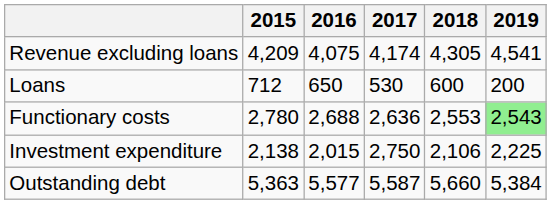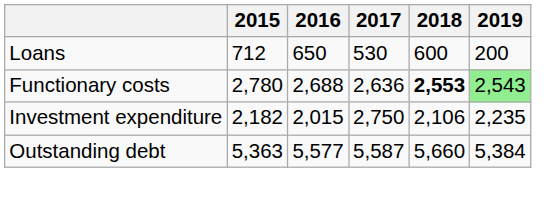- row: (124, 53)
(455, 118) normal -> (439, 85) bold
(273, 150) 2,138 -> (257, 118) 2,182
(516, 150) 2,225 -> (500, 118) 2,235
